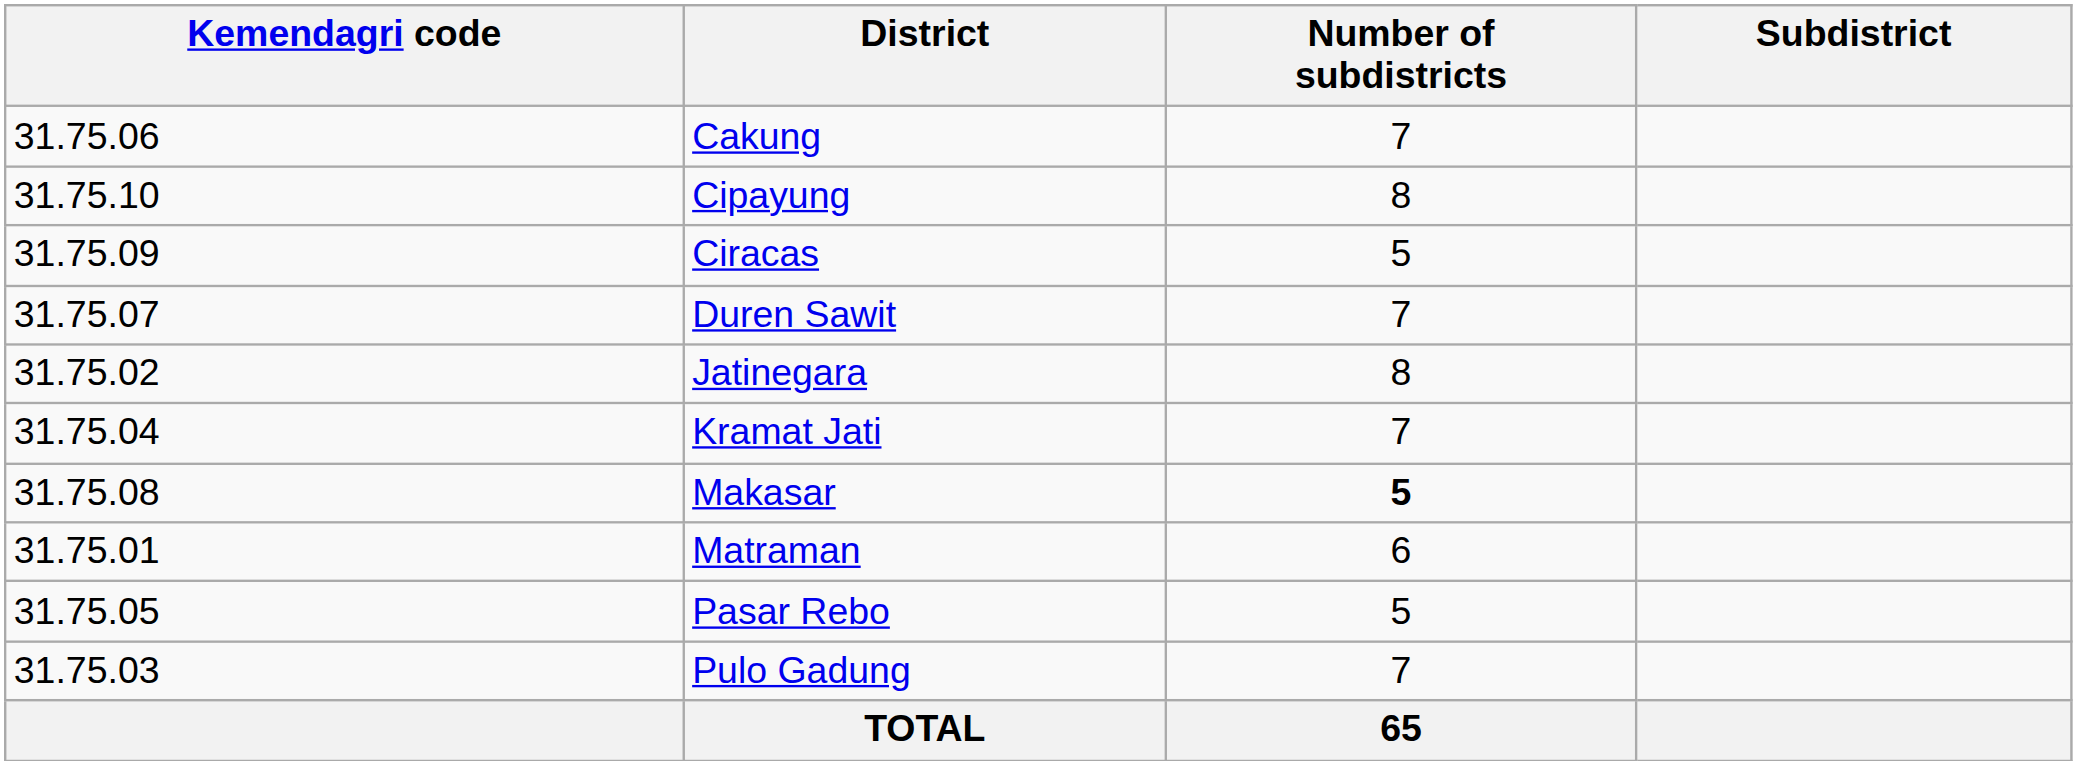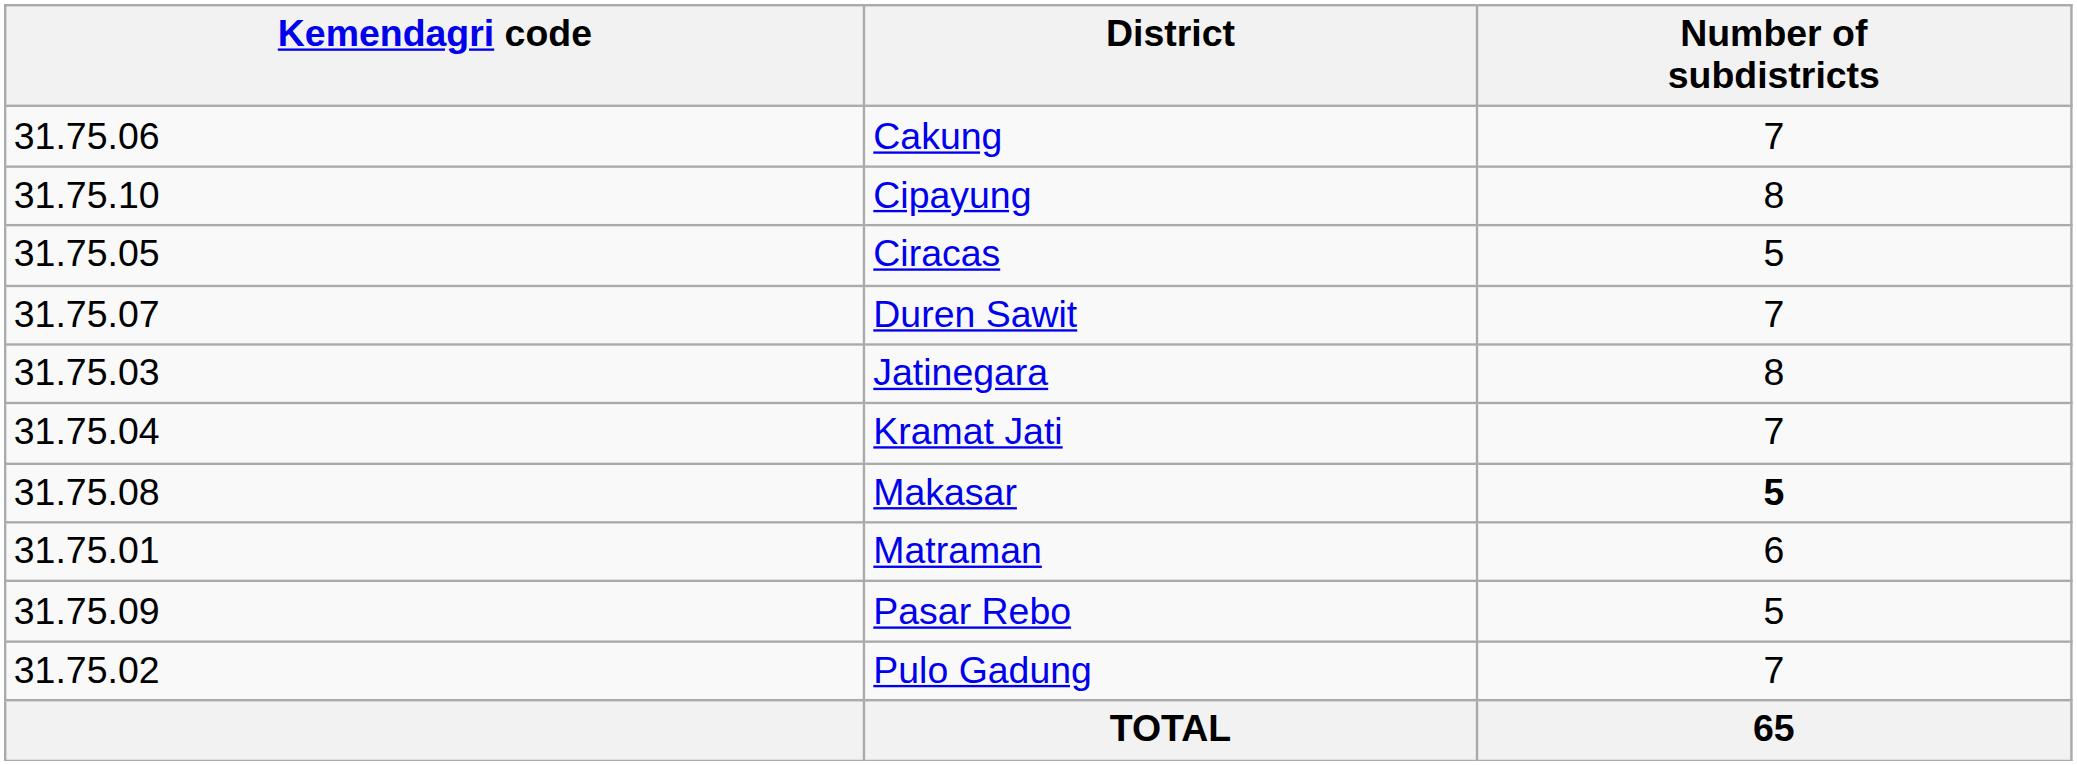- column: (1854, 34)
(87, 254) 31.75.09 -> (87, 254) 31.75.05
(87, 373) 31.75.02 -> (87, 373) 31.75.03
(87, 610) 31.75.05 -> (87, 610) 31.75.09
(87, 670) 31.75.03 -> (87, 670) 31.75.02
